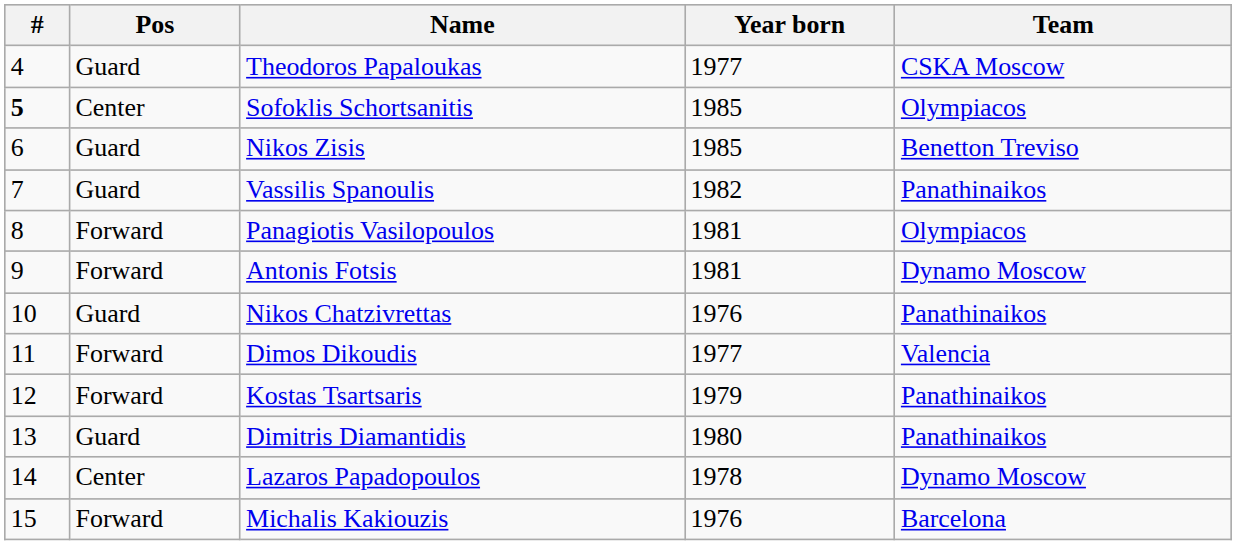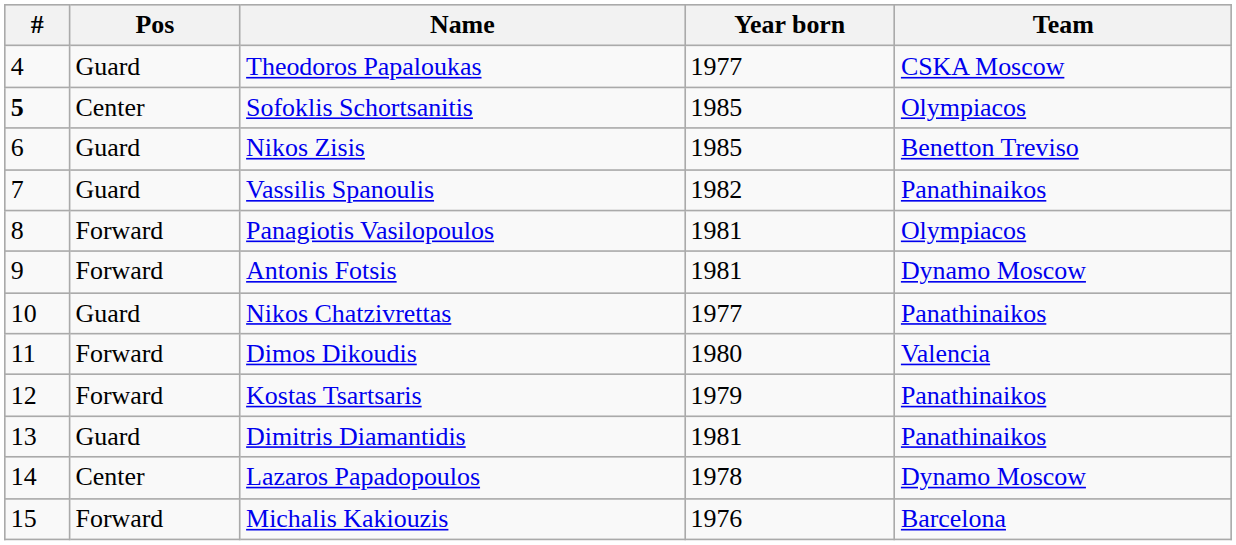(716, 312) 1976 -> (716, 312) 1977
(716, 353) 1977 -> (716, 353) 1980
(716, 436) 1980 -> (716, 436) 1981
